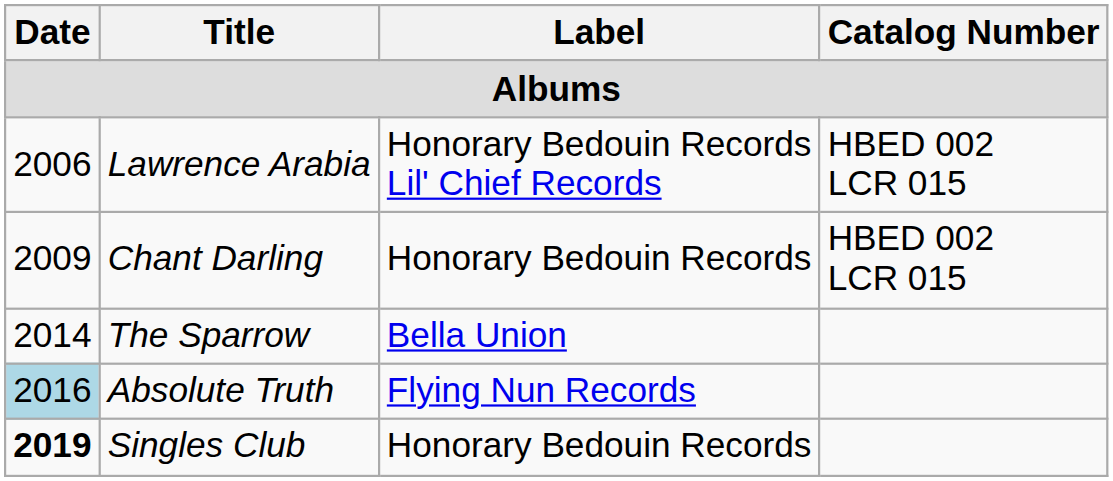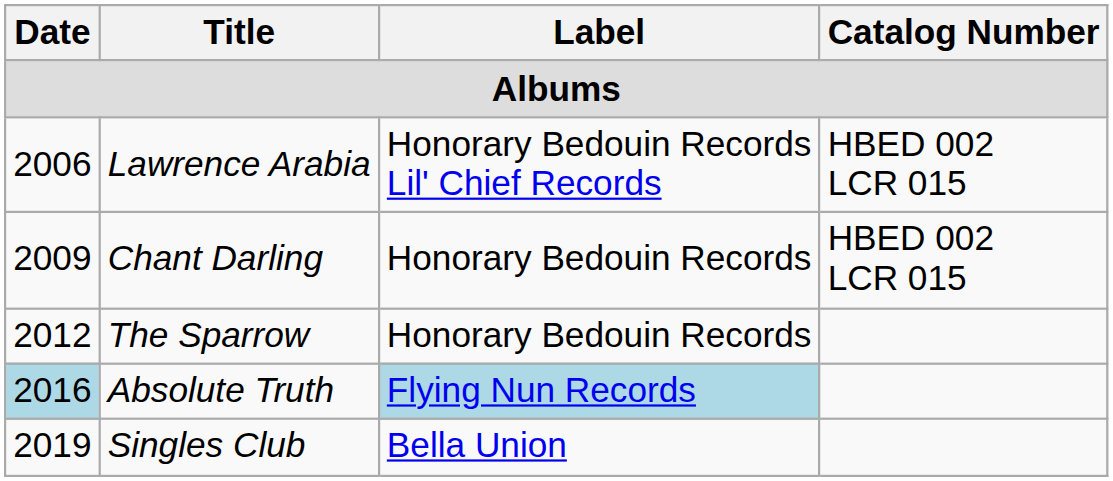(52, 334) 2014 -> (52, 334) 2012
(477, 334) Bella Union -> (599, 334) Honorary Bedouin Records
(541, 390) no background -> (541, 390) lightblue background
(52, 446) bold -> (52, 446) normal
(599, 446) Honorary Bedouin Records -> (477, 446) Bella Union
